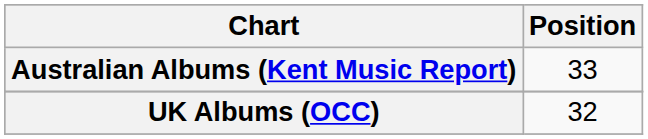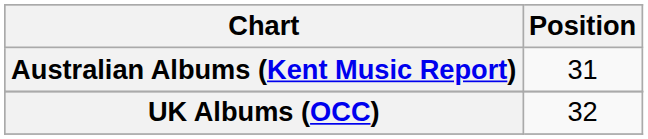(583, 69) 33 -> (583, 69) 31
